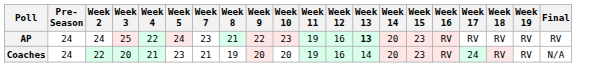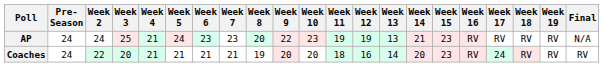+ column: (206, 17)
(152, 38) 22 -> (152, 38) 21
(233, 38) 21 -> (259, 38) 20
(339, 38) 16 -> (366, 38) 19
(366, 38) bold -> (393, 38) normal
(393, 38) 20 -> (420, 38) 21
(556, 38) RV -> (583, 38) N/A
(179, 54) 23 -> (179, 54) 21
(313, 54) 19 -> (339, 54) 18
(556, 54) N/A -> (583, 54) RV
